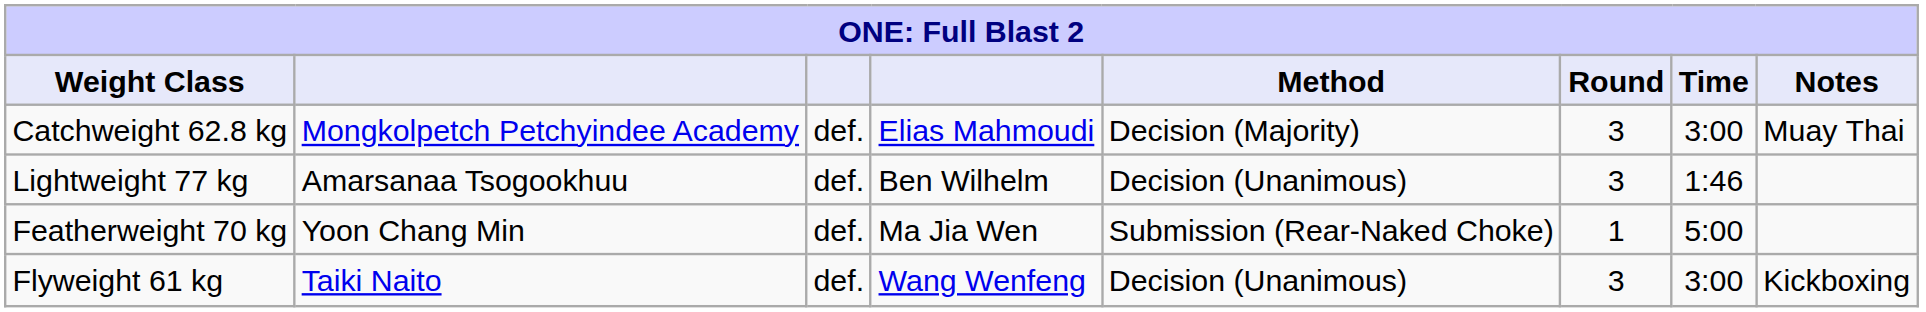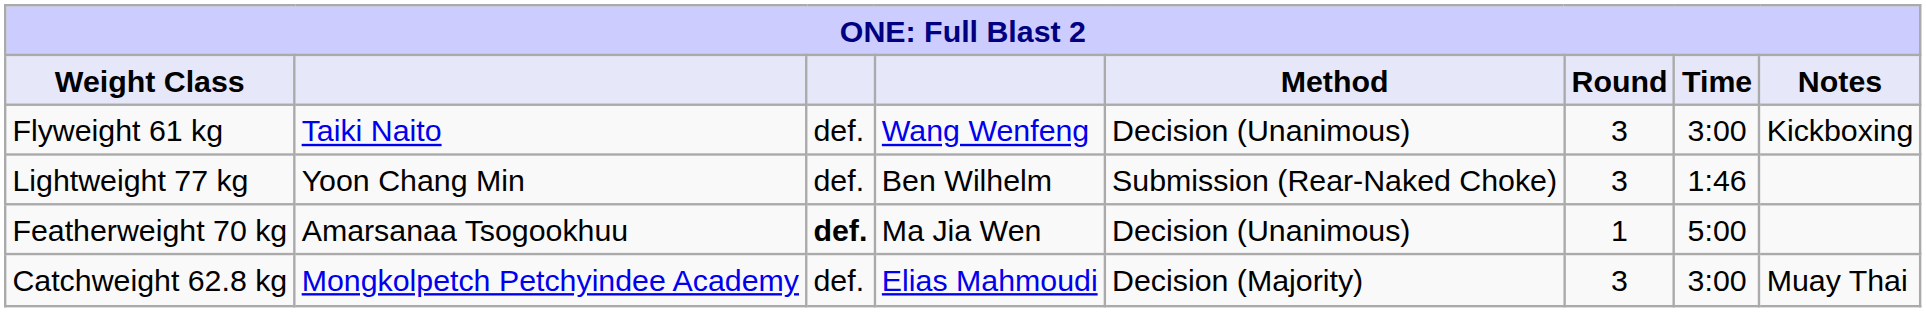rows swapped: (150, 130) <-> (118, 280)
(465, 180) Amarsanaa Tsogookhuu -> (413, 180) Yoon Chang Min
(1258, 180) Decision (Unanimous) -> (1335, 180) Submission (Rear-Naked Choke)
(413, 230) Yoon Chang Min -> (465, 230) Amarsanaa Tsogookhuu
(839, 230) normal -> (840, 230) bold
(1331, 230) Submission (Rear-Naked Choke) -> (1261, 230) Decision (Unanimous)
